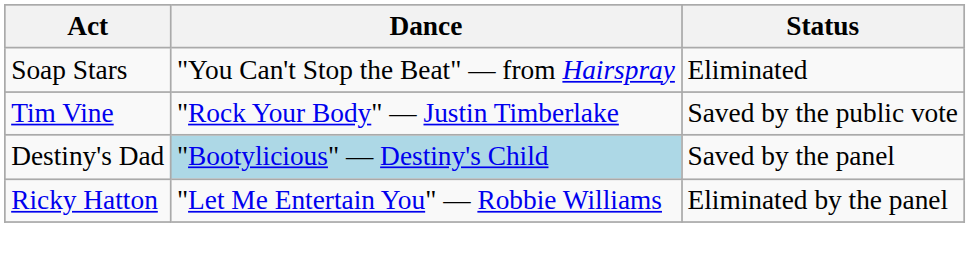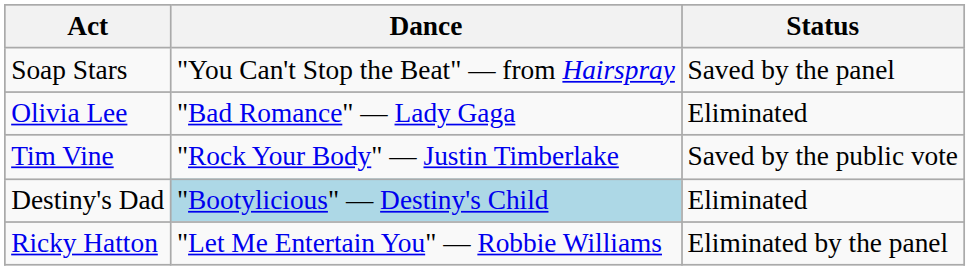(748, 69) Eliminated -> (791, 69) Saved by the panel
+ row: (69, 112)
(791, 156) Saved by the panel -> (748, 199) Eliminated
